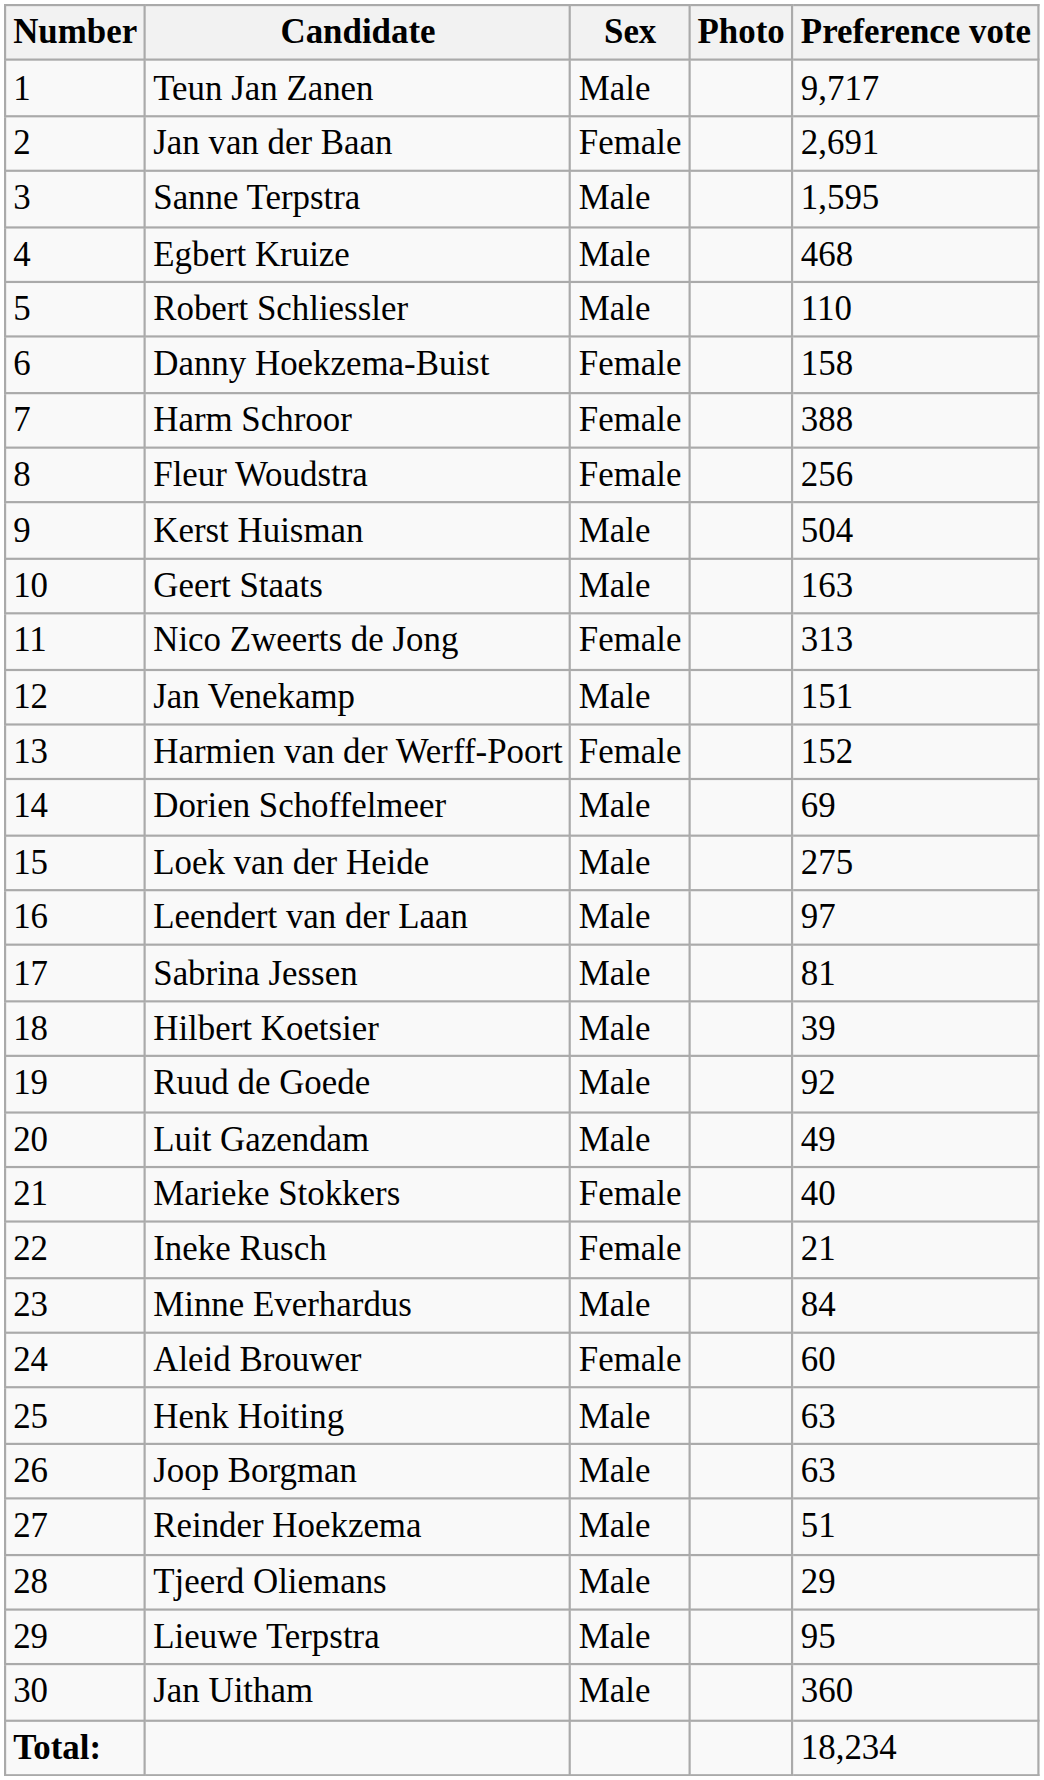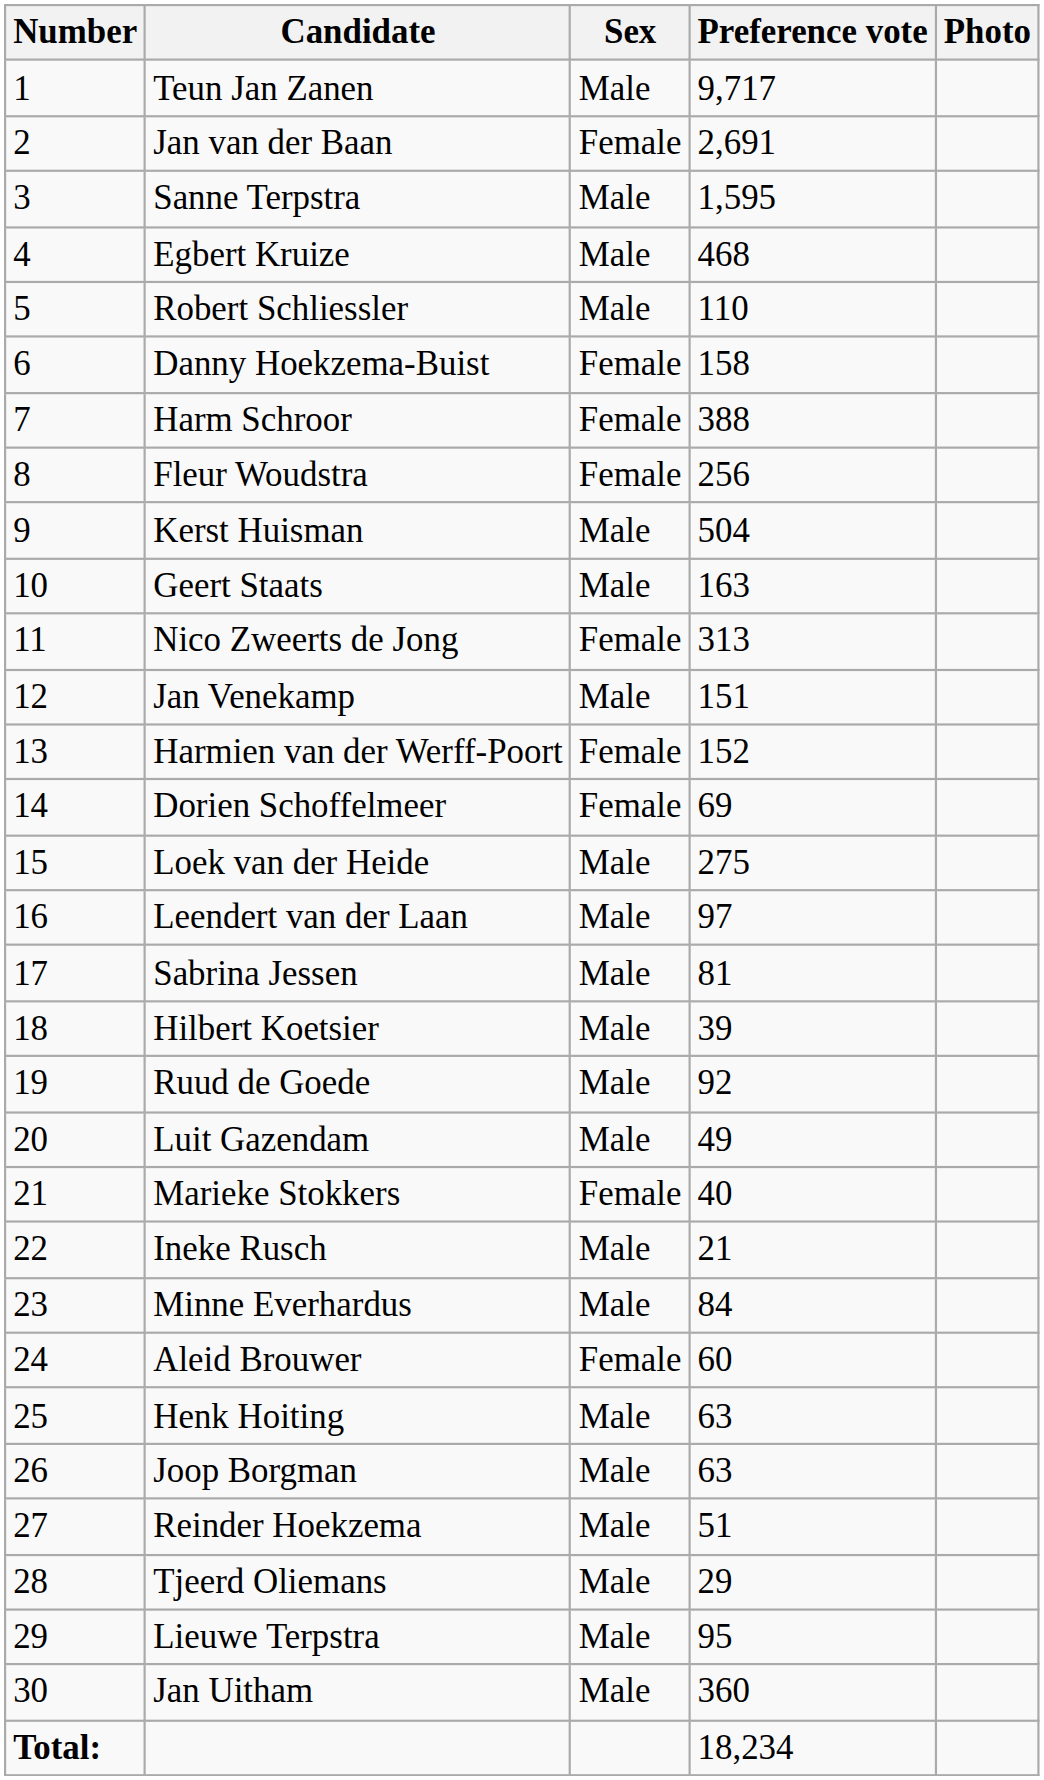columns swapped: (916, 32) <-> (741, 32)
(615, 806) Male -> (630, 806) Female
(630, 1249) Female -> (615, 1249) Male
